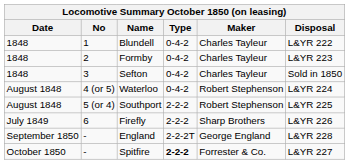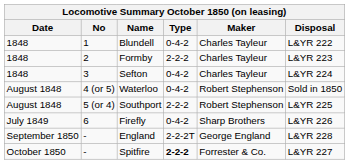(177, 58) 0-4-2 -> (177, 58) 2-2-2
(315, 74) Sold in 1850 -> (310, 74) L&YR 224
(310, 89) L&YR 224 -> (315, 89) Sold in 1850
(177, 120) 2-2-2 -> (177, 120) 0-4-2
